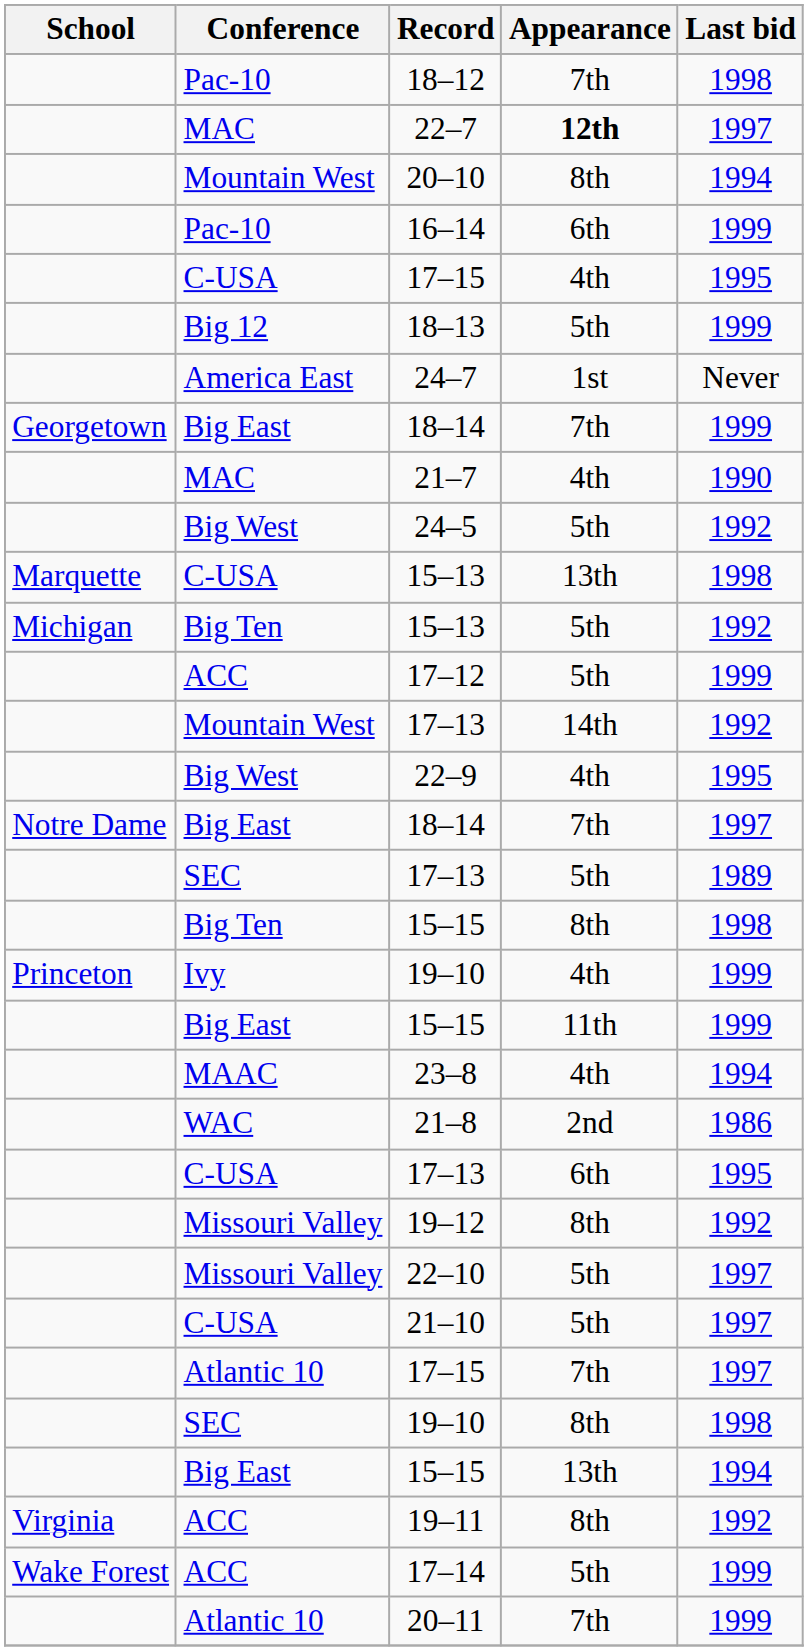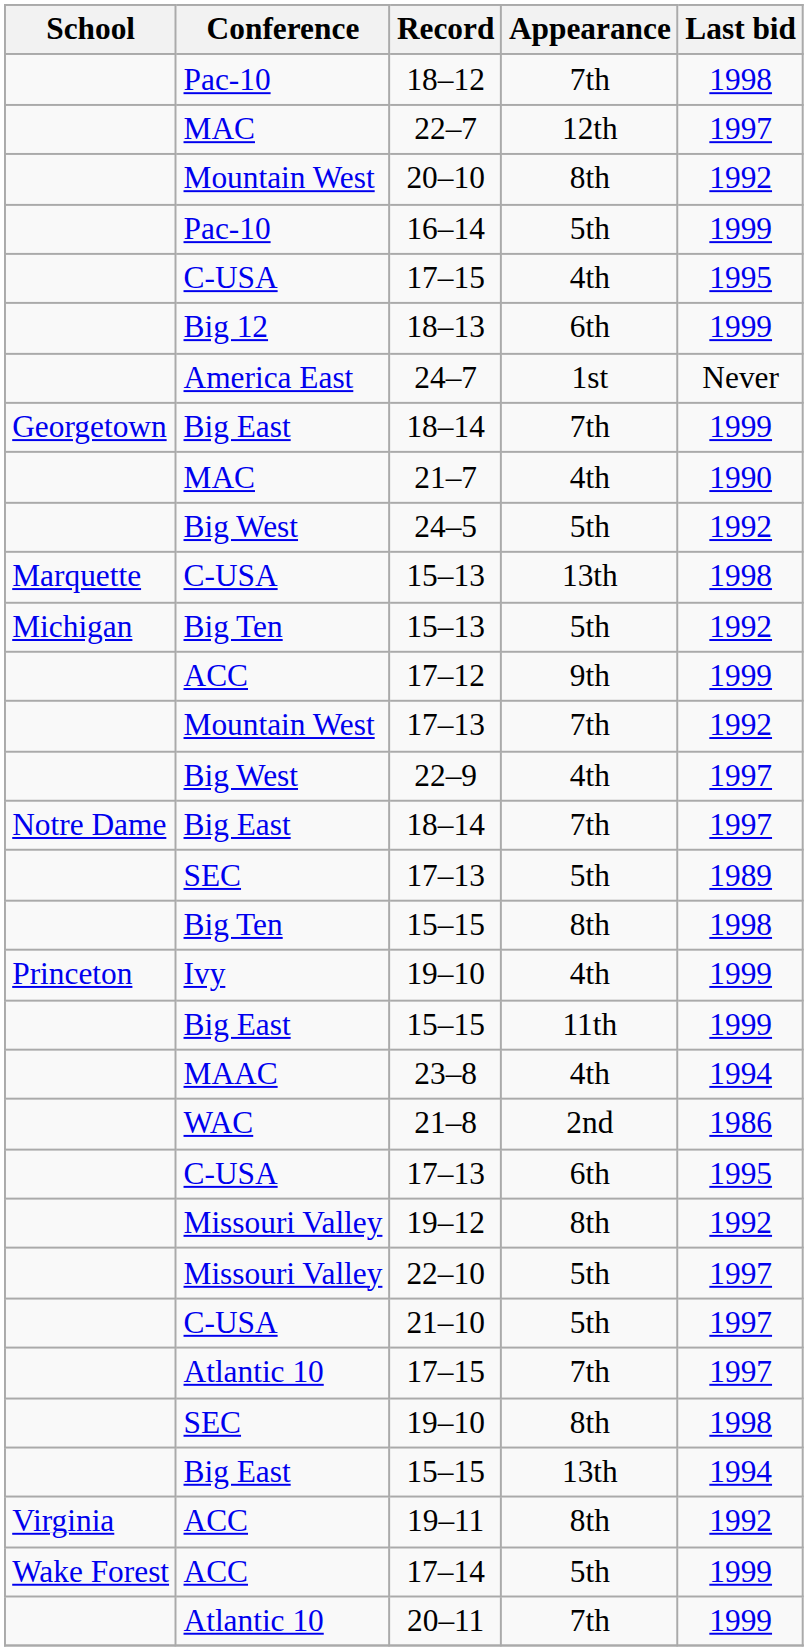(590, 128) bold -> (590, 128) normal
(741, 178) 1994 -> (741, 178) 1992
(590, 228) 6th -> (590, 228) 5th
(590, 327) 5th -> (590, 327) 6th
(590, 675) 5th -> (590, 675) 9th
(590, 725) 14th -> (590, 725) 7th
(741, 775) 1995 -> (741, 775) 1997
